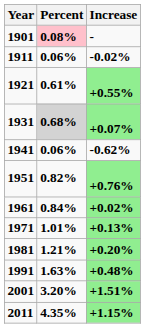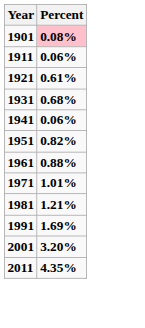- column: (113, 15)
(58, 121) lightgrey background -> (58, 99) no background
(58, 207) 0.84% -> (58, 162) 0.88%
(58, 270) 1.63% -> (58, 225) 1.69%
